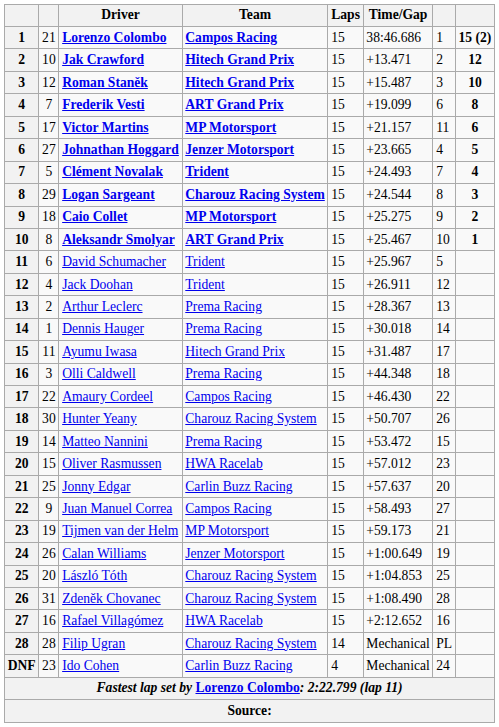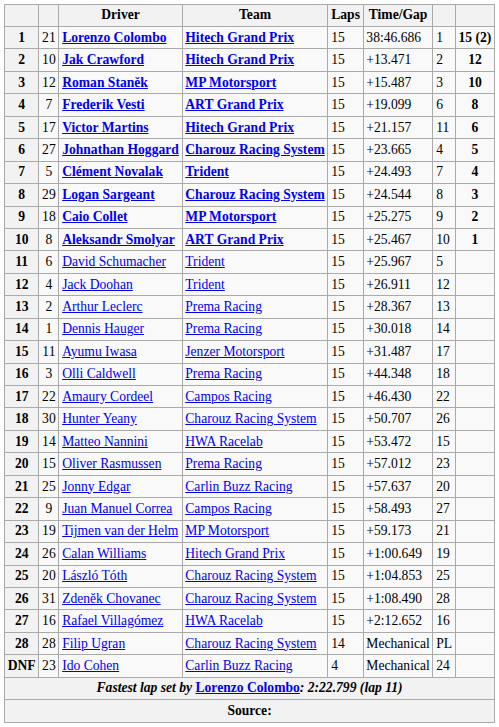(231, 37) Campos Racing -> (240, 37) Hitech Grand Prix
(240, 82) Hitech Grand Prix -> (231, 82) MP Motorsport
(231, 127) MP Motorsport -> (240, 127) Hitech Grand Prix
(240, 149) Jenzer Motorsport -> (255, 149) Charouz Racing System
(235, 351) Hitech Grand Prix -> (235, 351) Jenzer Motorsport
(224, 441) Prema Racing -> (224, 441) HWA Racelab
(224, 464) HWA Racelab -> (224, 464) Prema Racing
(235, 553) Jenzer Motorsport -> (235, 553) Hitech Grand Prix
